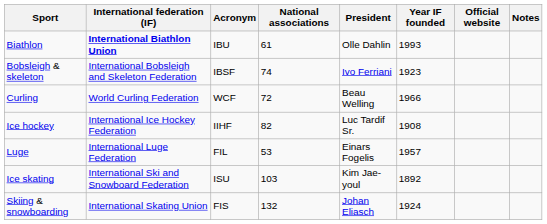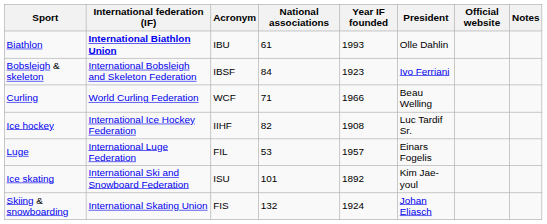columns swapped: (425, 17) <-> (368, 17)
(266, 71) 74 -> (266, 71) 84
(266, 98) 72 -> (266, 98) 71
(269, 179) 103 -> (269, 179) 101
